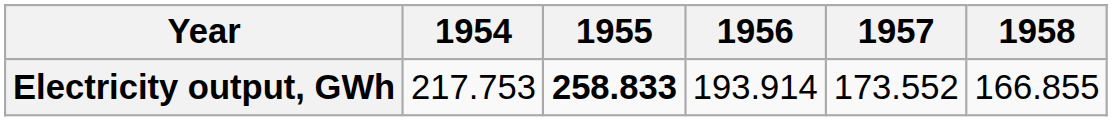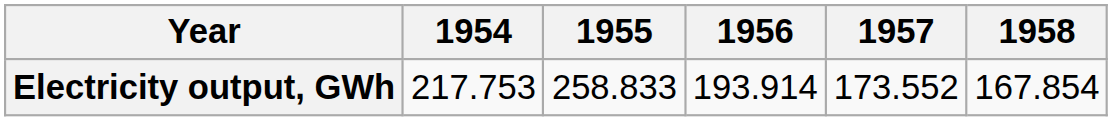(614, 86) bold -> (614, 86) normal
(1037, 86) 166.855 -> (1037, 86) 167.854
